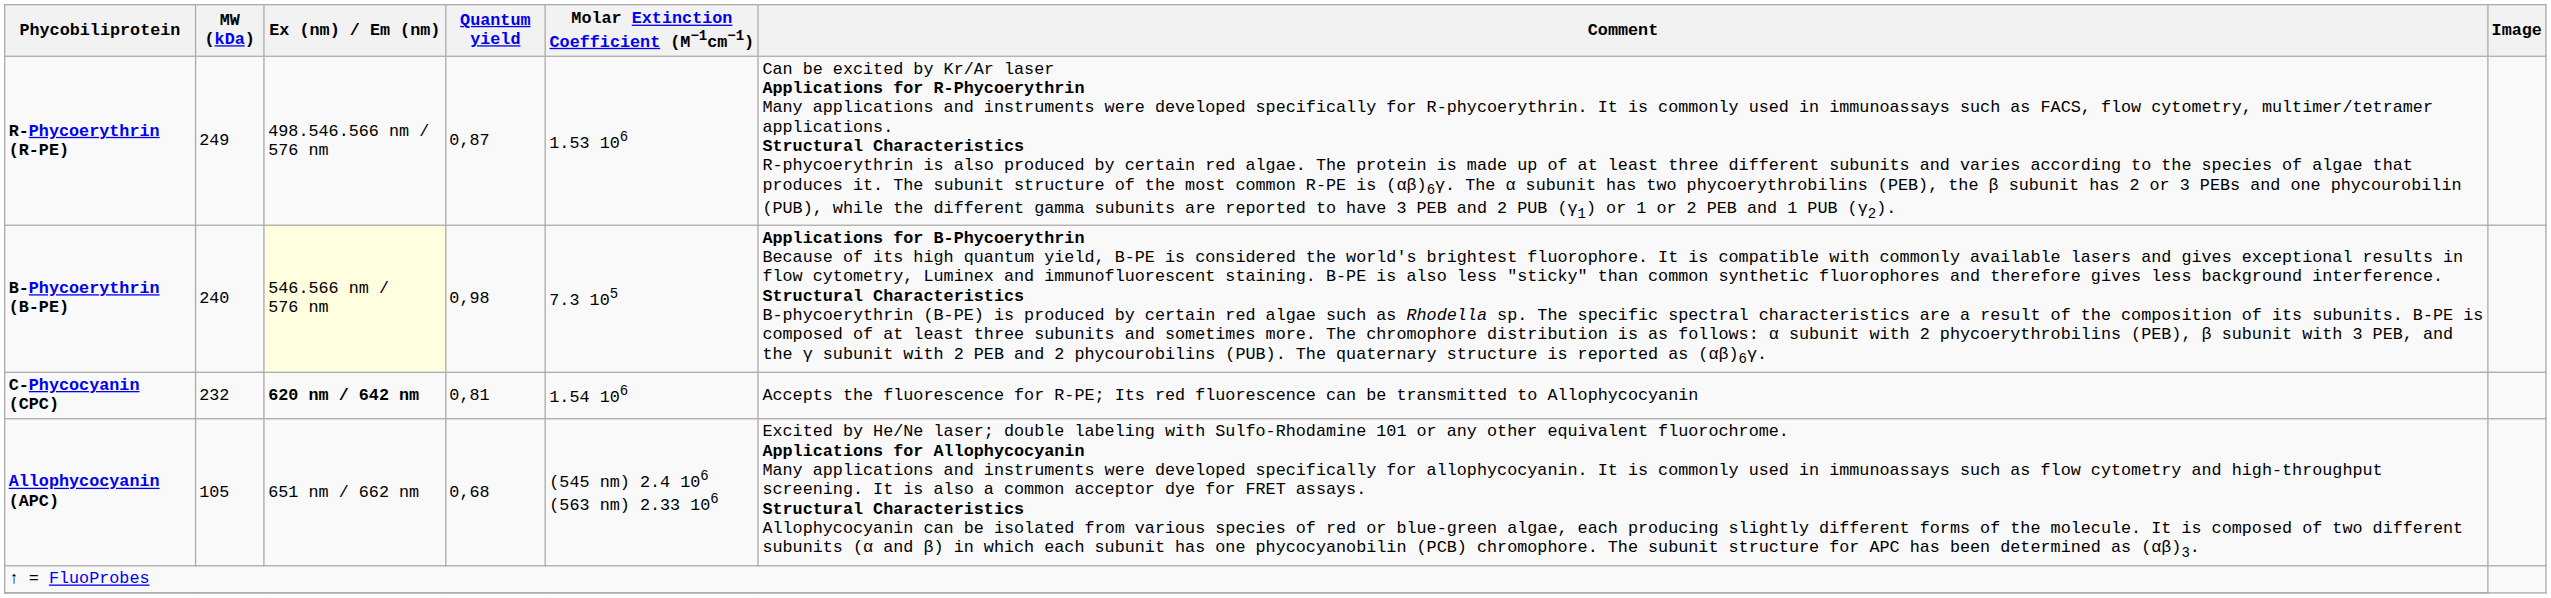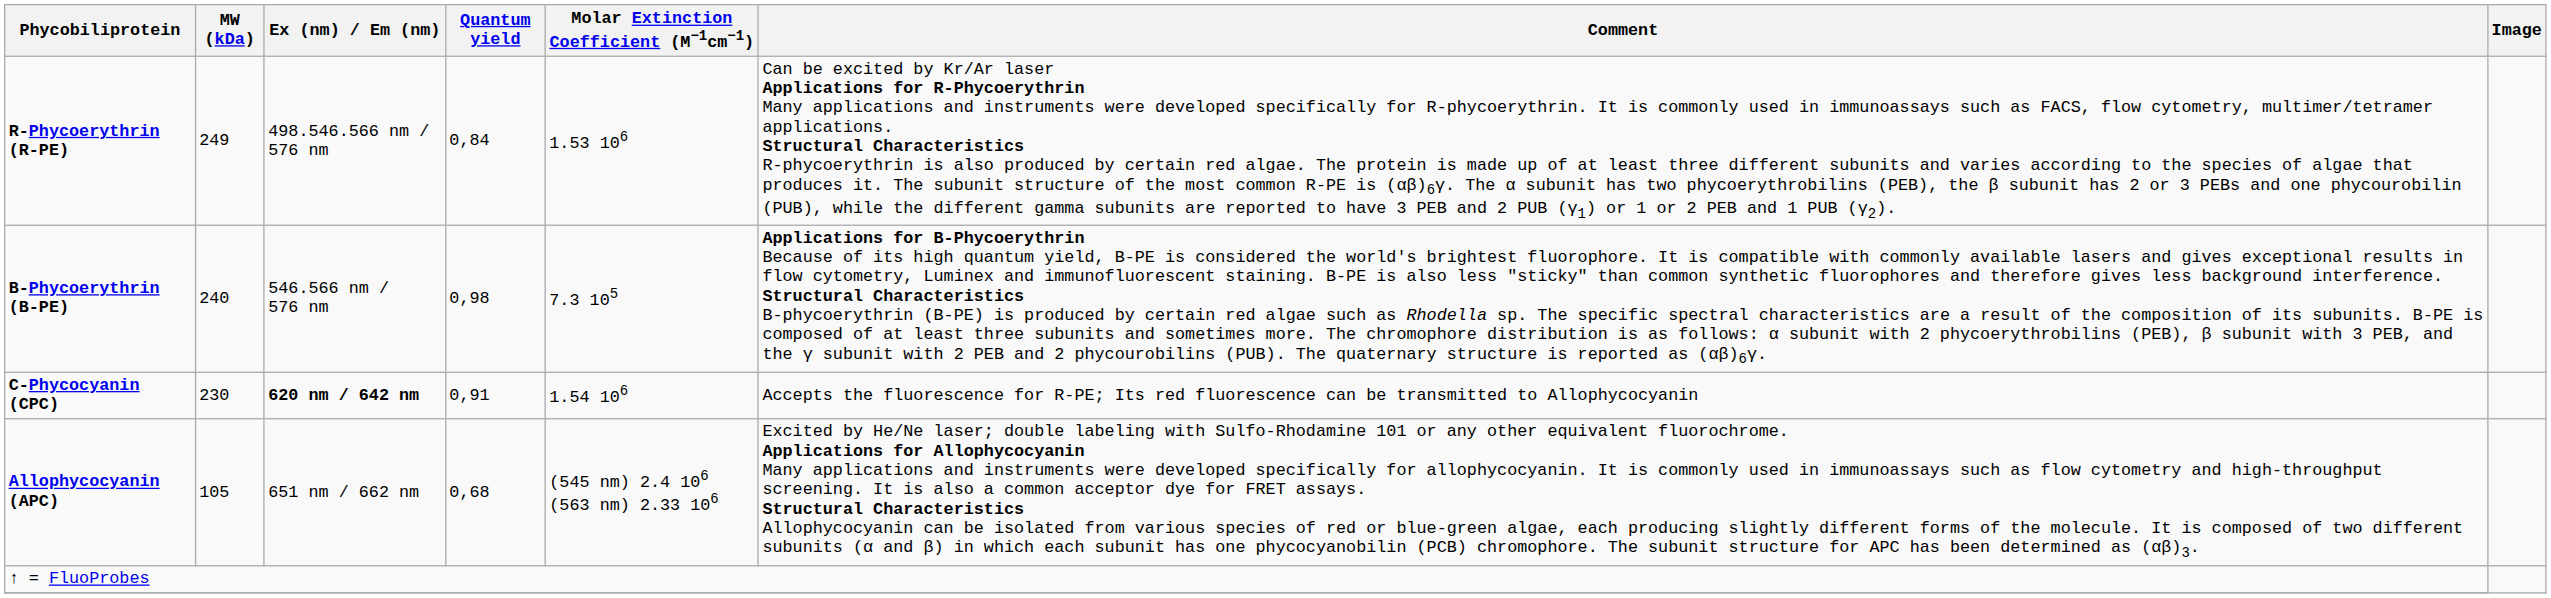(470, 140) 0,87 -> (470, 140) 0,84
(329, 298) lightyellow background -> (329, 298) no background
(214, 395) 232 -> (214, 395) 230
(470, 395) 0,81 -> (470, 395) 0,91
